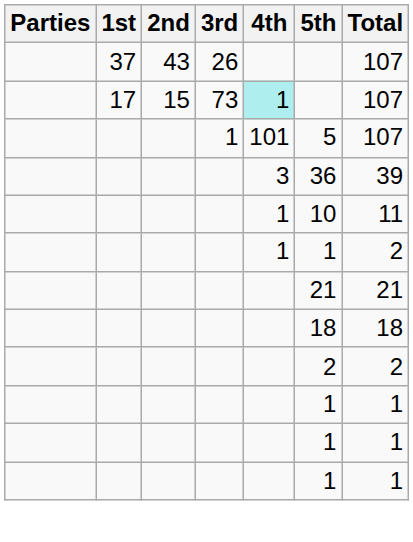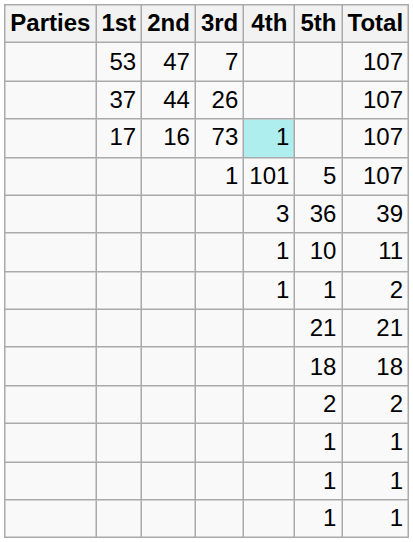+ row: (123, 61)
(176, 61) 43 -> (176, 99) 44
(176, 99) 15 -> (176, 137) 16
